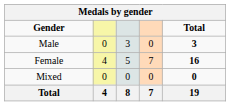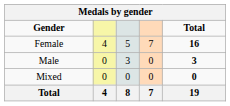rows swapped: (49, 44) <-> (49, 60)
